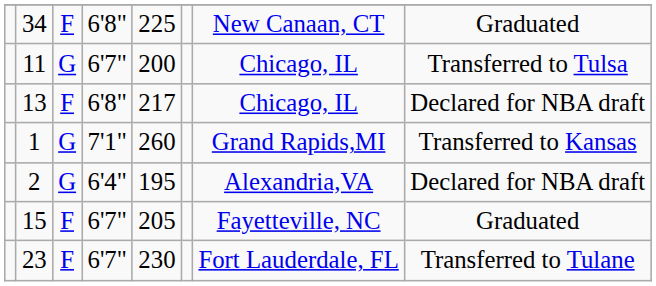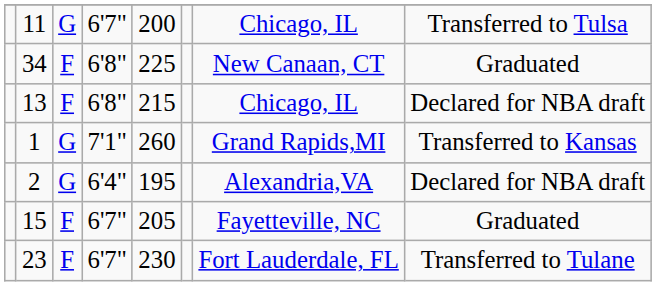rows swapped: (34, 63) <-> (34, 24)
(157, 102) 217 -> (157, 102) 215
